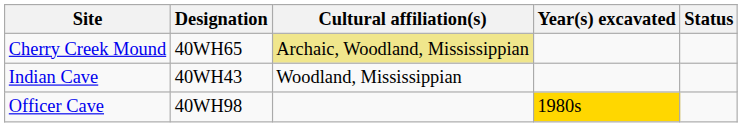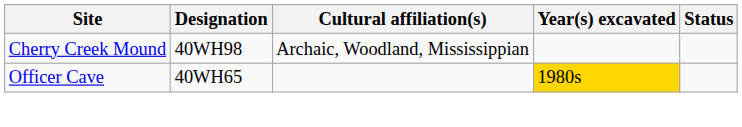(208, 48) 40WH65 -> (208, 48) 40WH98
(403, 48) khaki background -> (403, 48) no background
- row: (54, 77)
(208, 106) 40WH98 -> (208, 77) 40WH65
